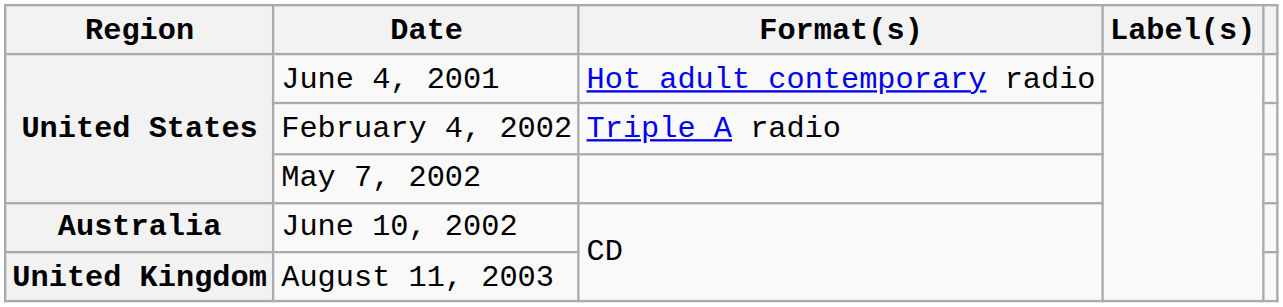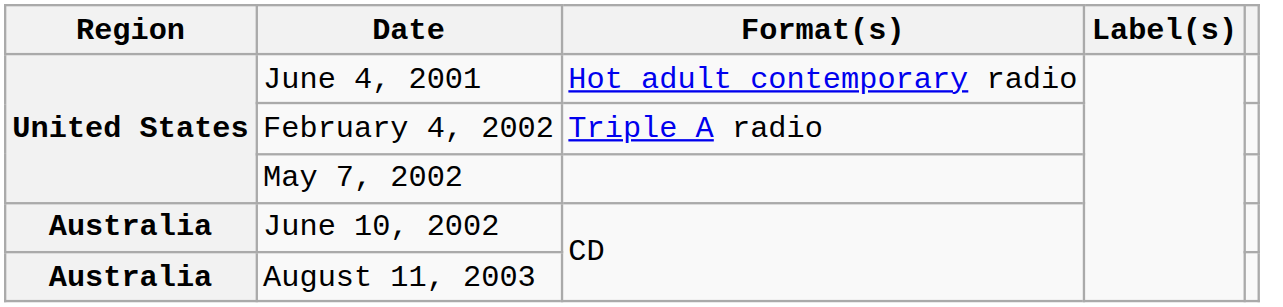(140, 277) United Kingdom -> (131, 277) Australia
